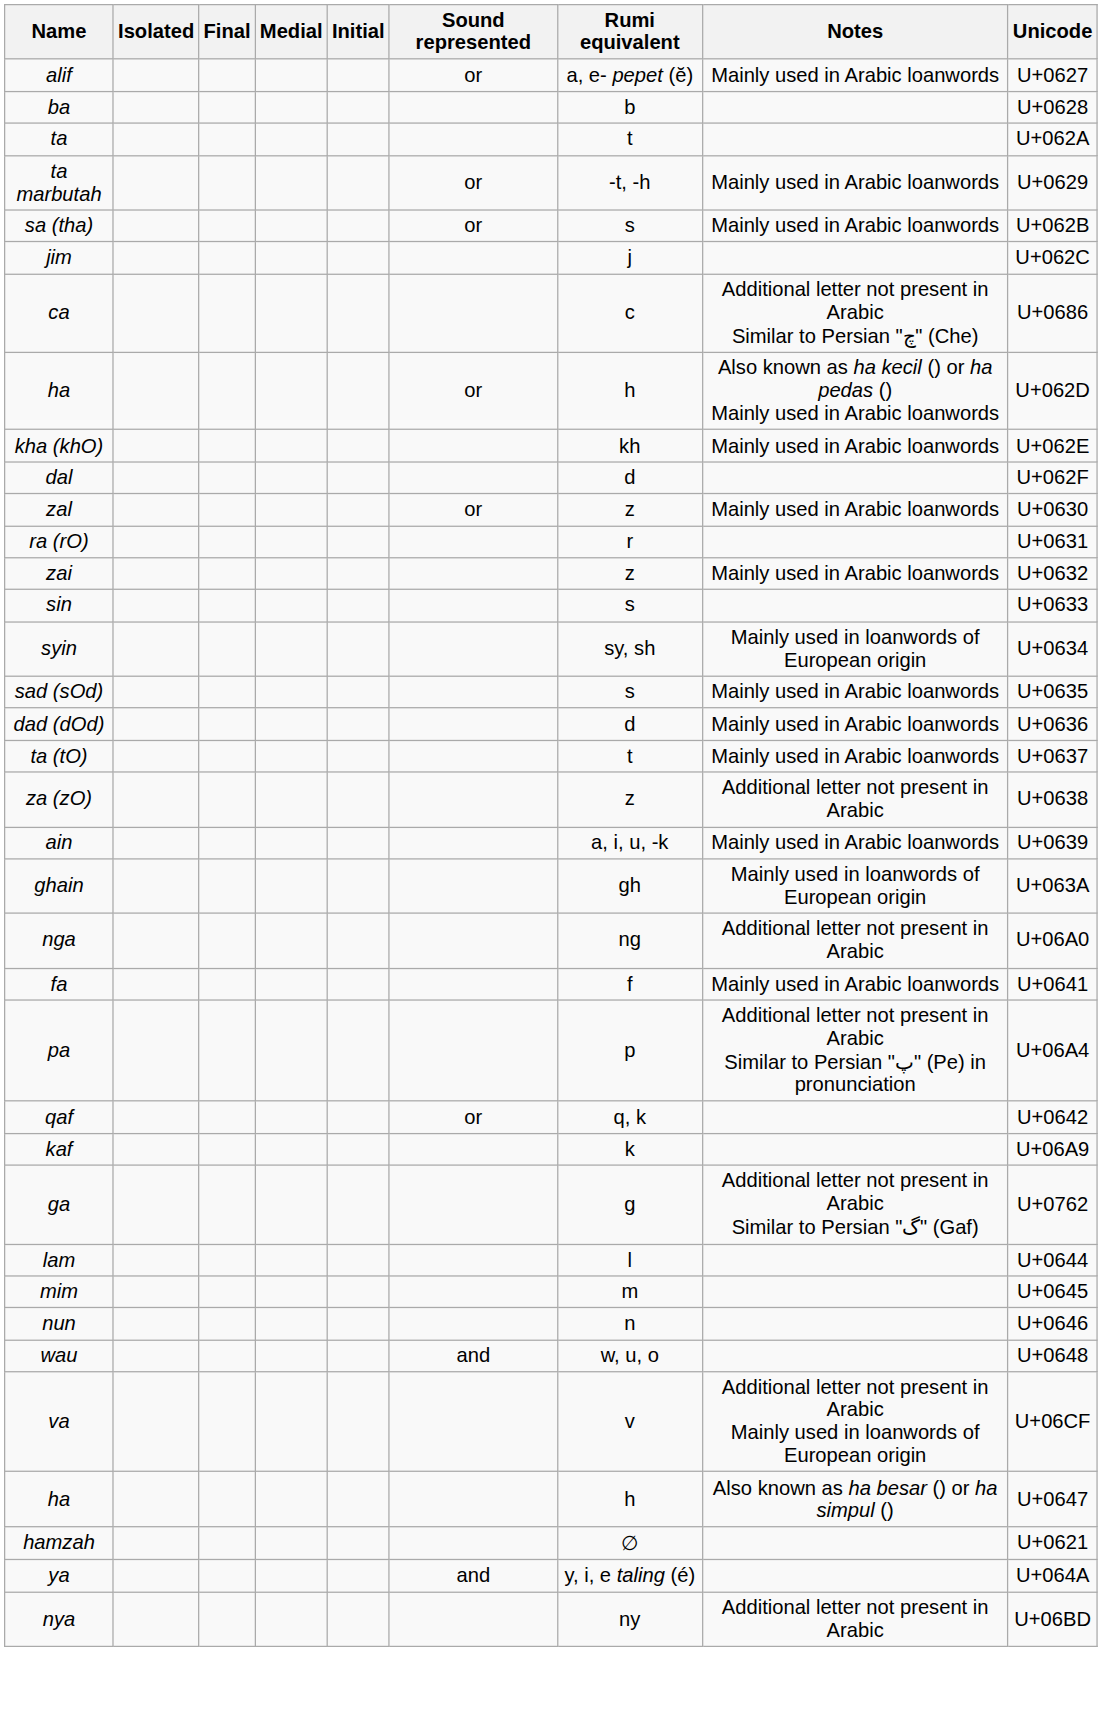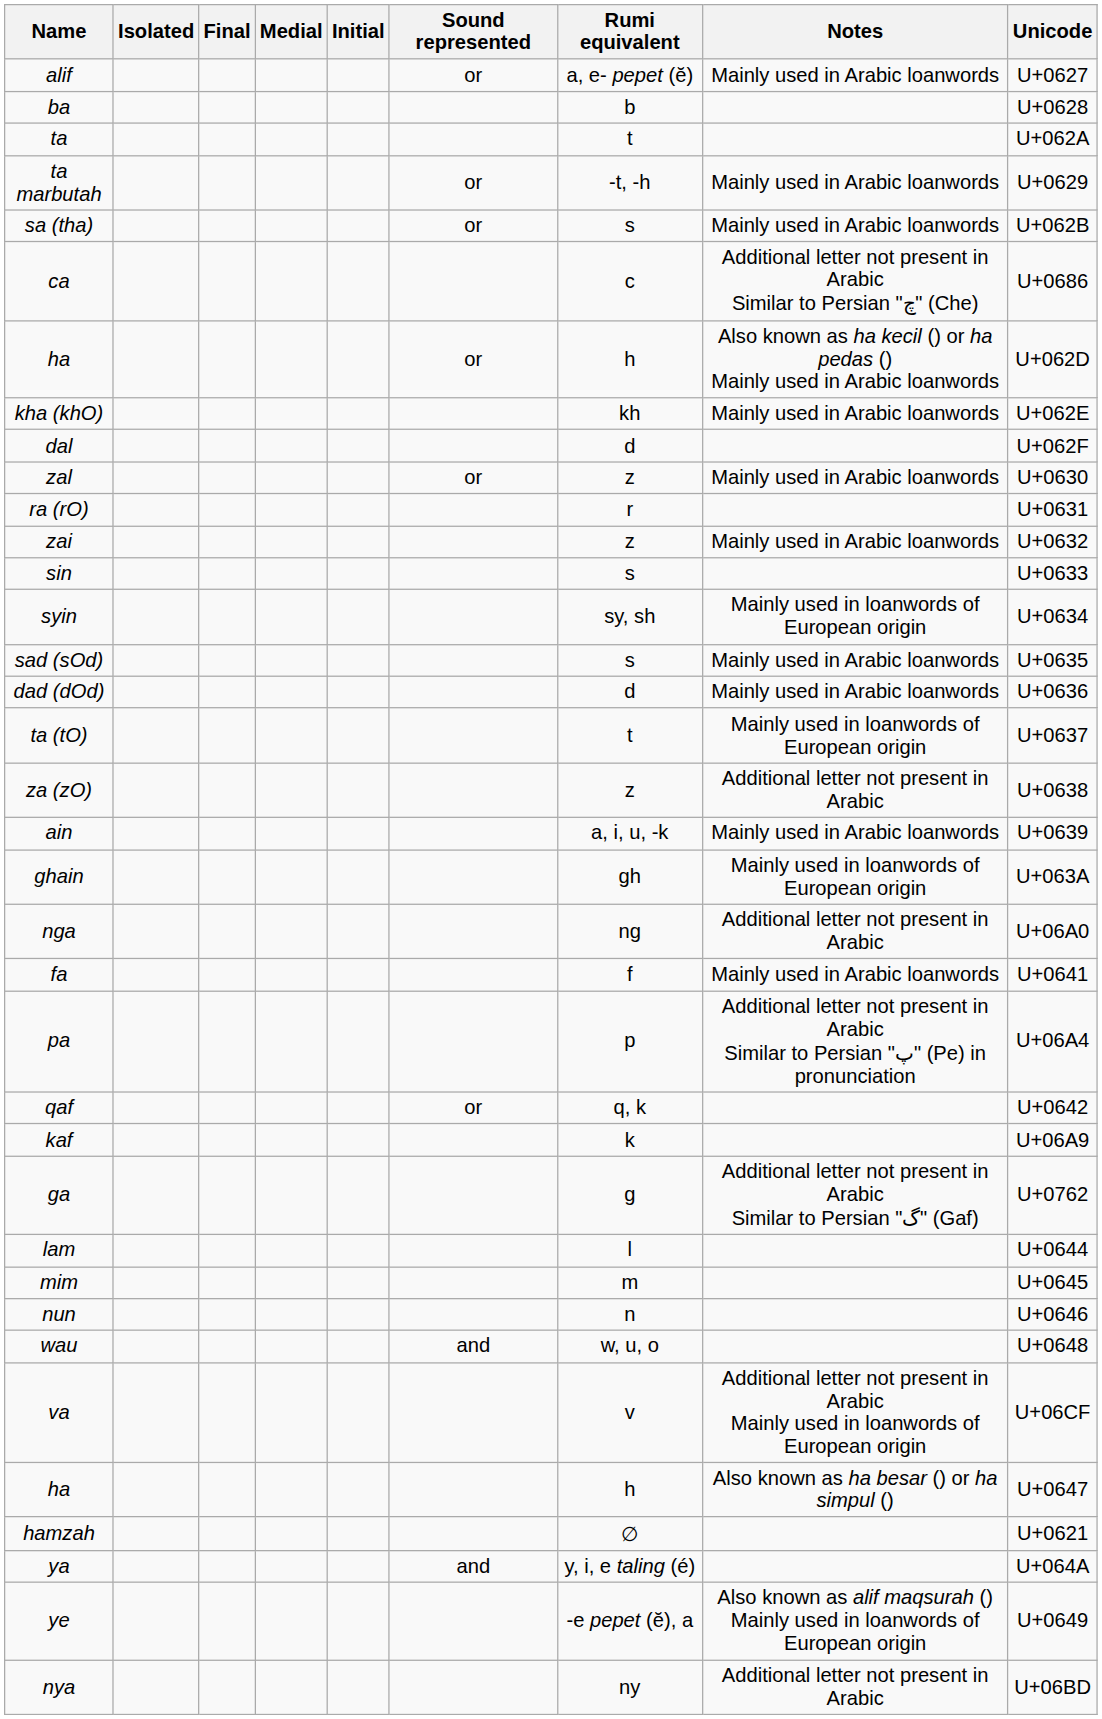- row: (59, 257)
(855, 756) Mainly used in Arabic loanwords -> (855, 735) Mainly used in loanwords of European origin
+ row: (59, 1620)
